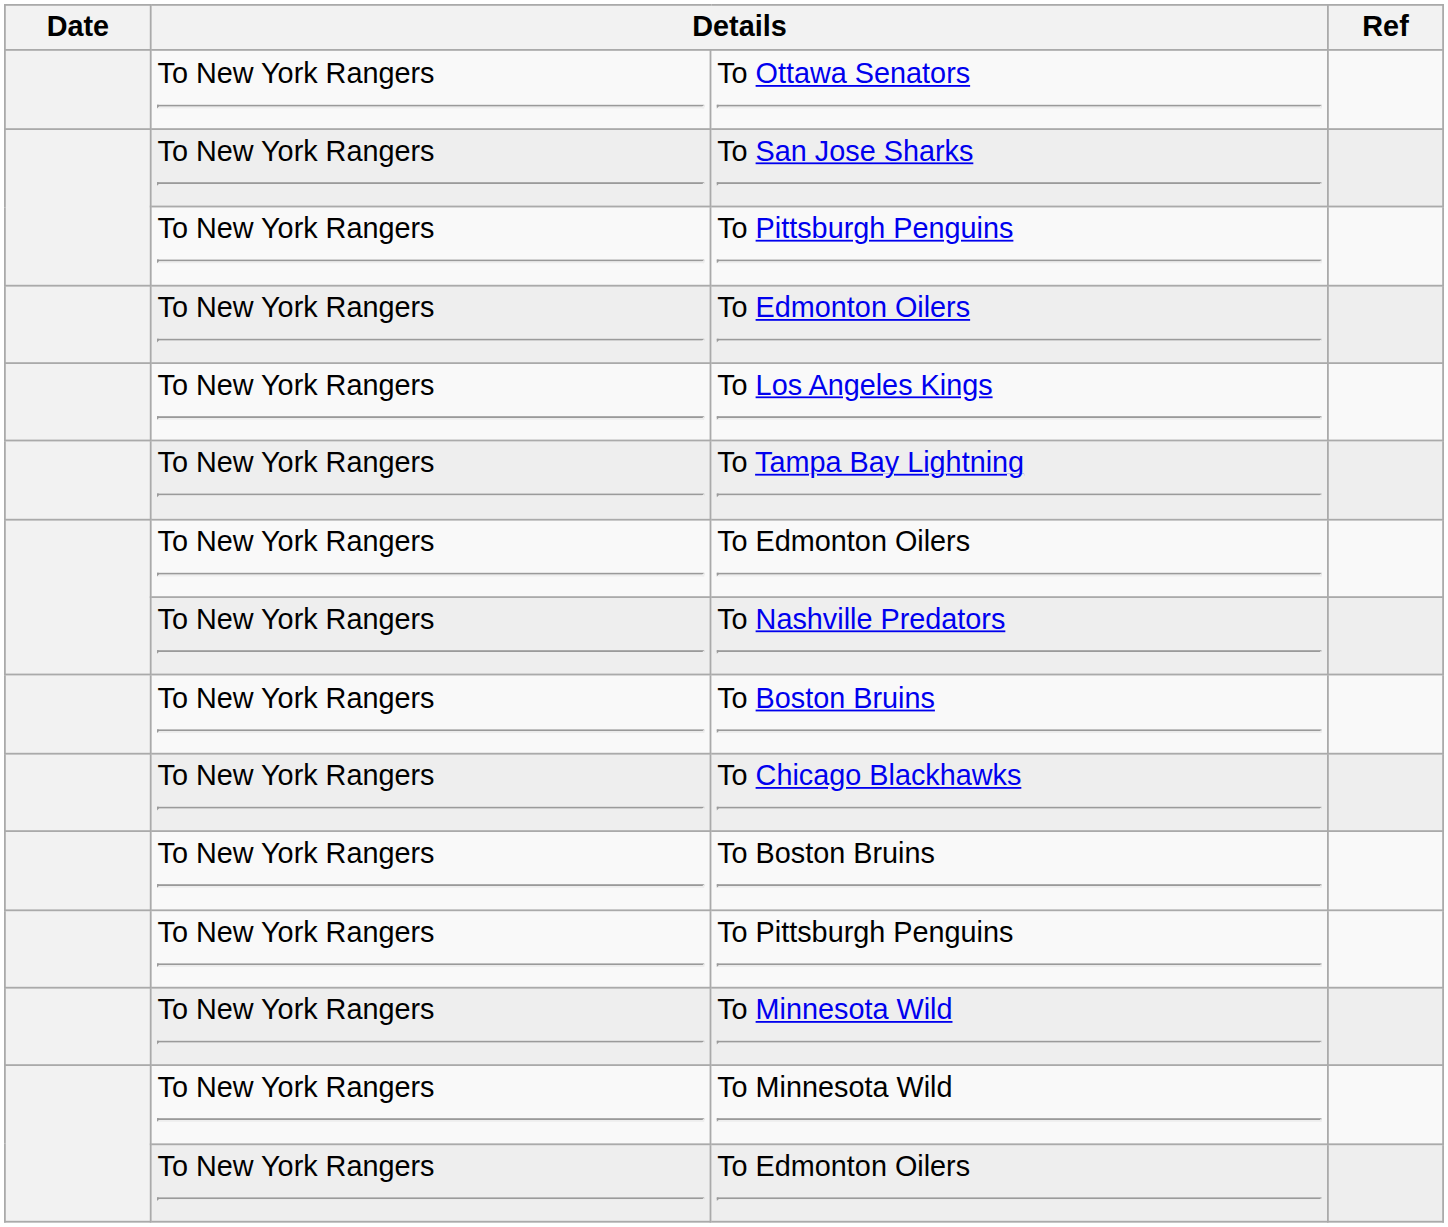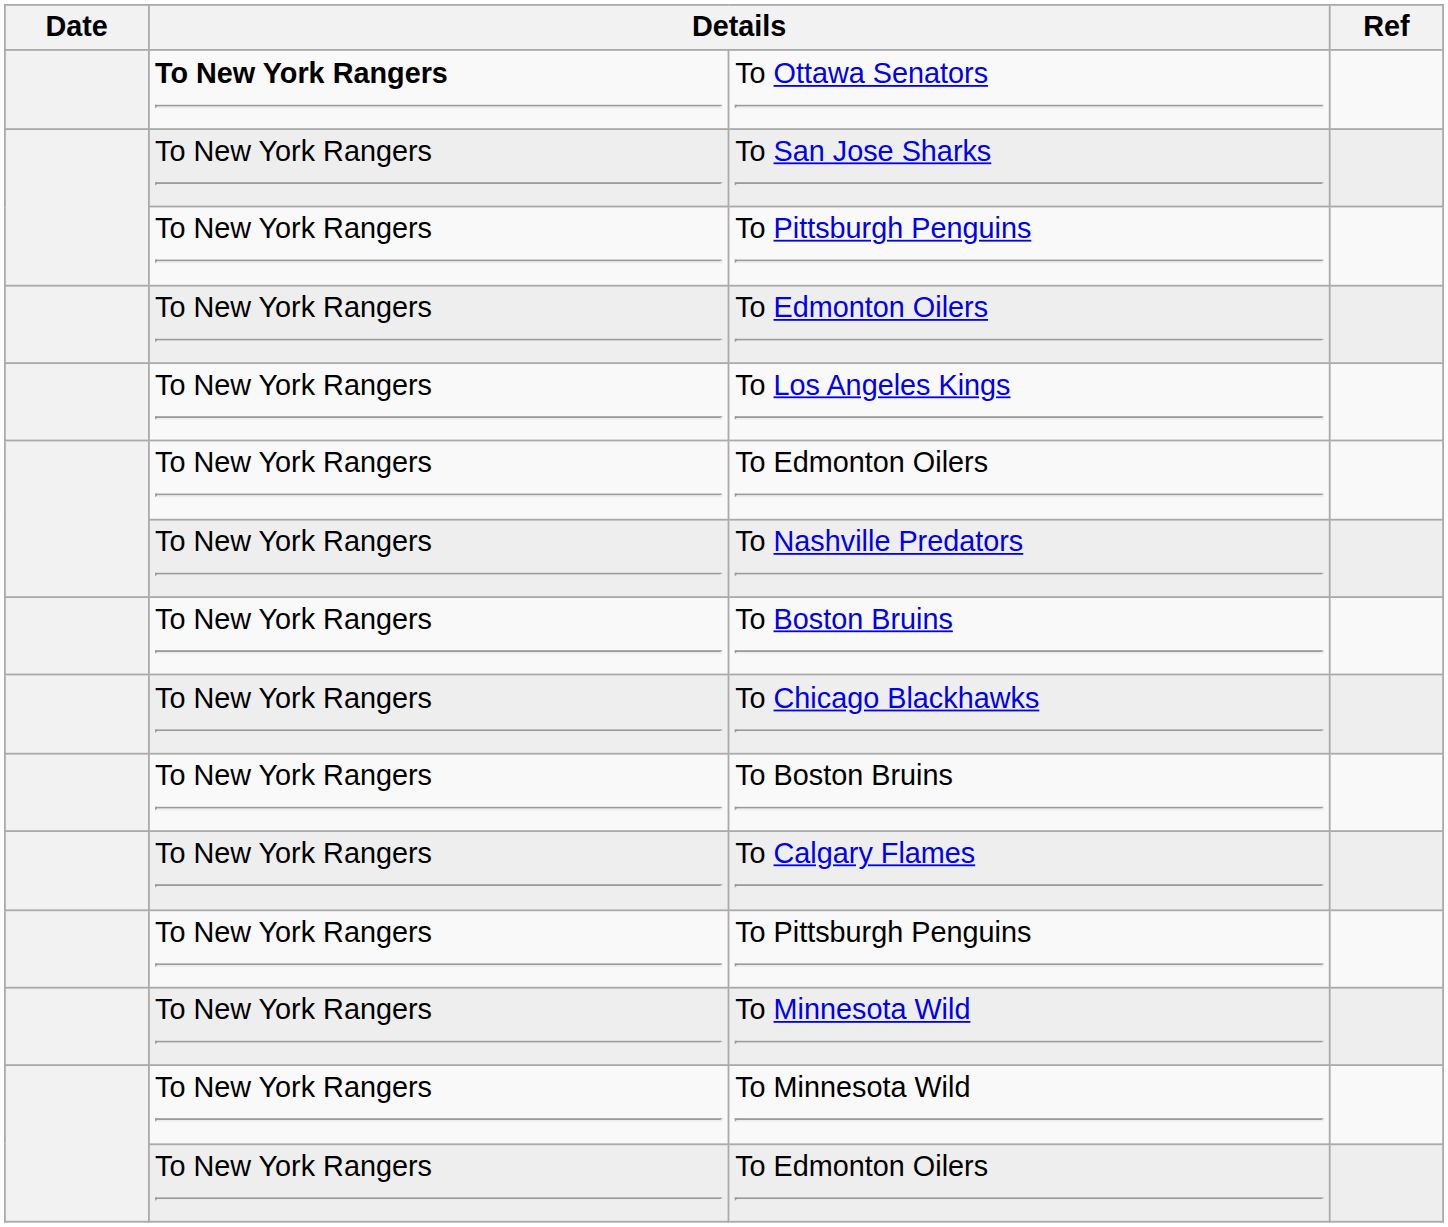(431, 82) normal -> (438, 82) bold
- row: (78, 480)
+ row: (77, 870)
